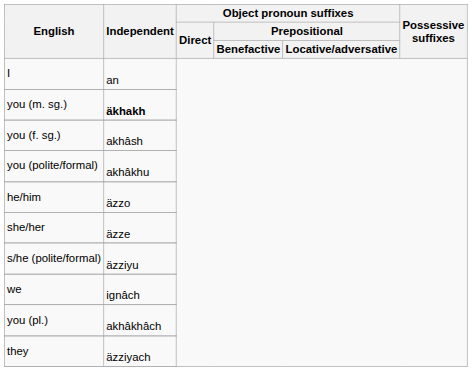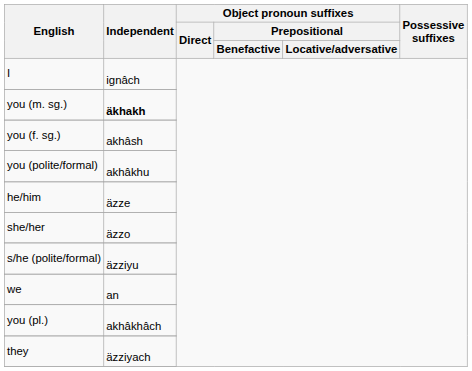(113, 80) an -> (123, 80) ignâch
(118, 203) äzzo -> (118, 203) äzze
(118, 234) äzze -> (118, 234) äzzo
(123, 295) ignâch -> (113, 295) an
